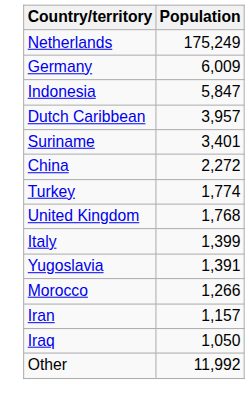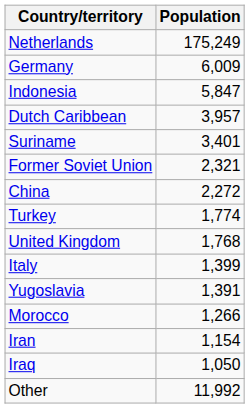+ row: (80, 166)
(221, 316) 1,157 -> (221, 340) 1,154
